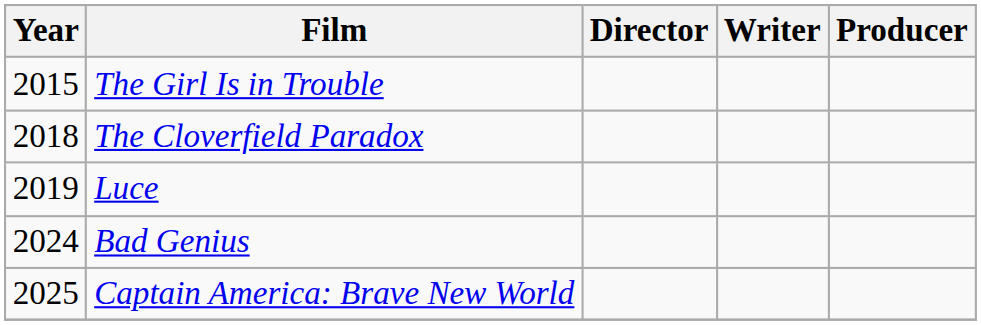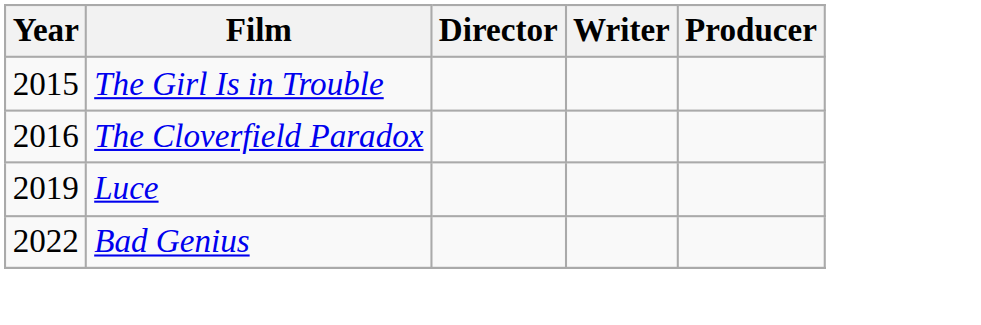(46, 135) 2018 -> (46, 135) 2016
(46, 240) 2024 -> (46, 240) 2022
- row: (334, 293)
